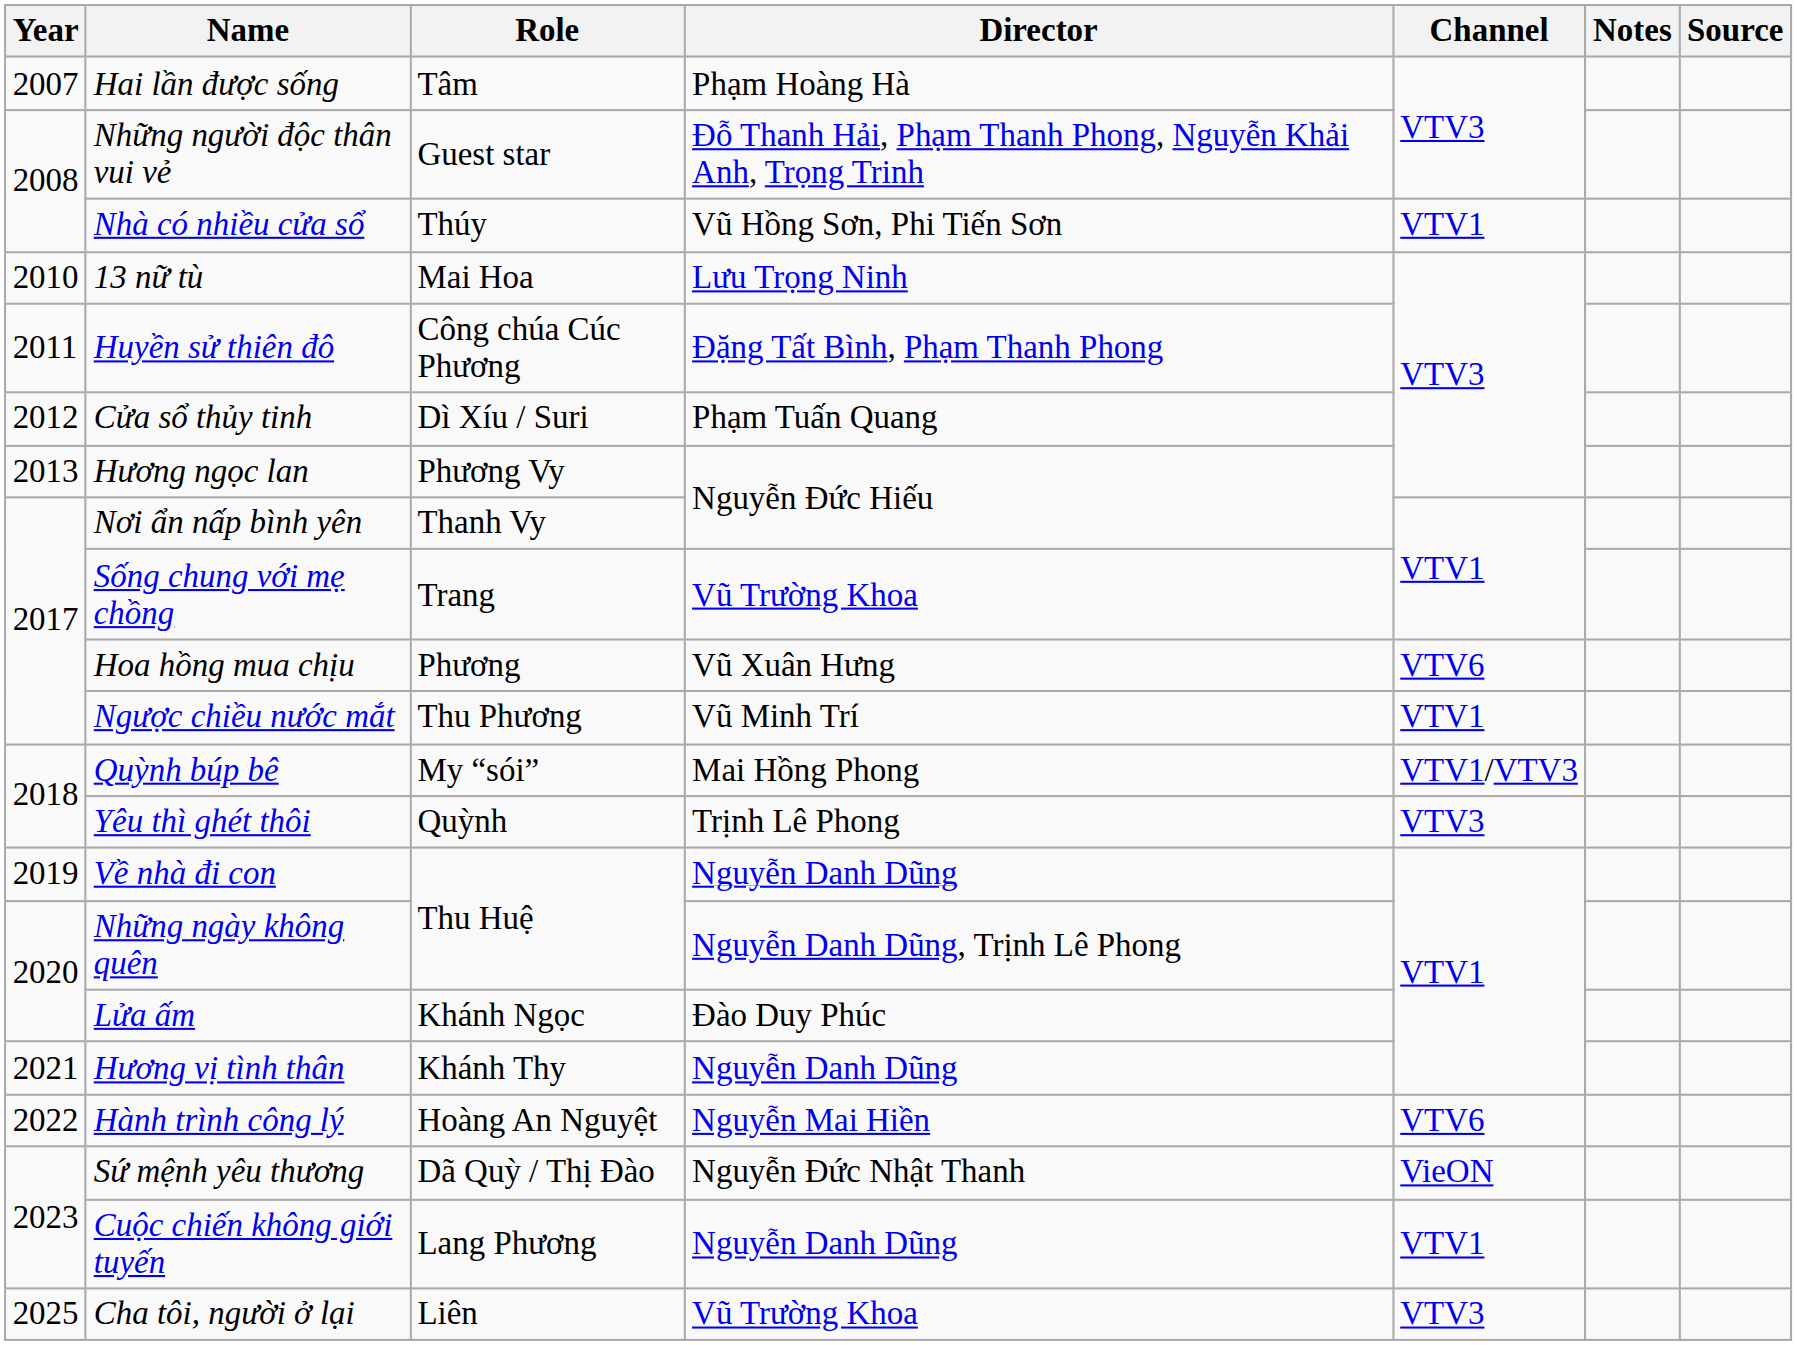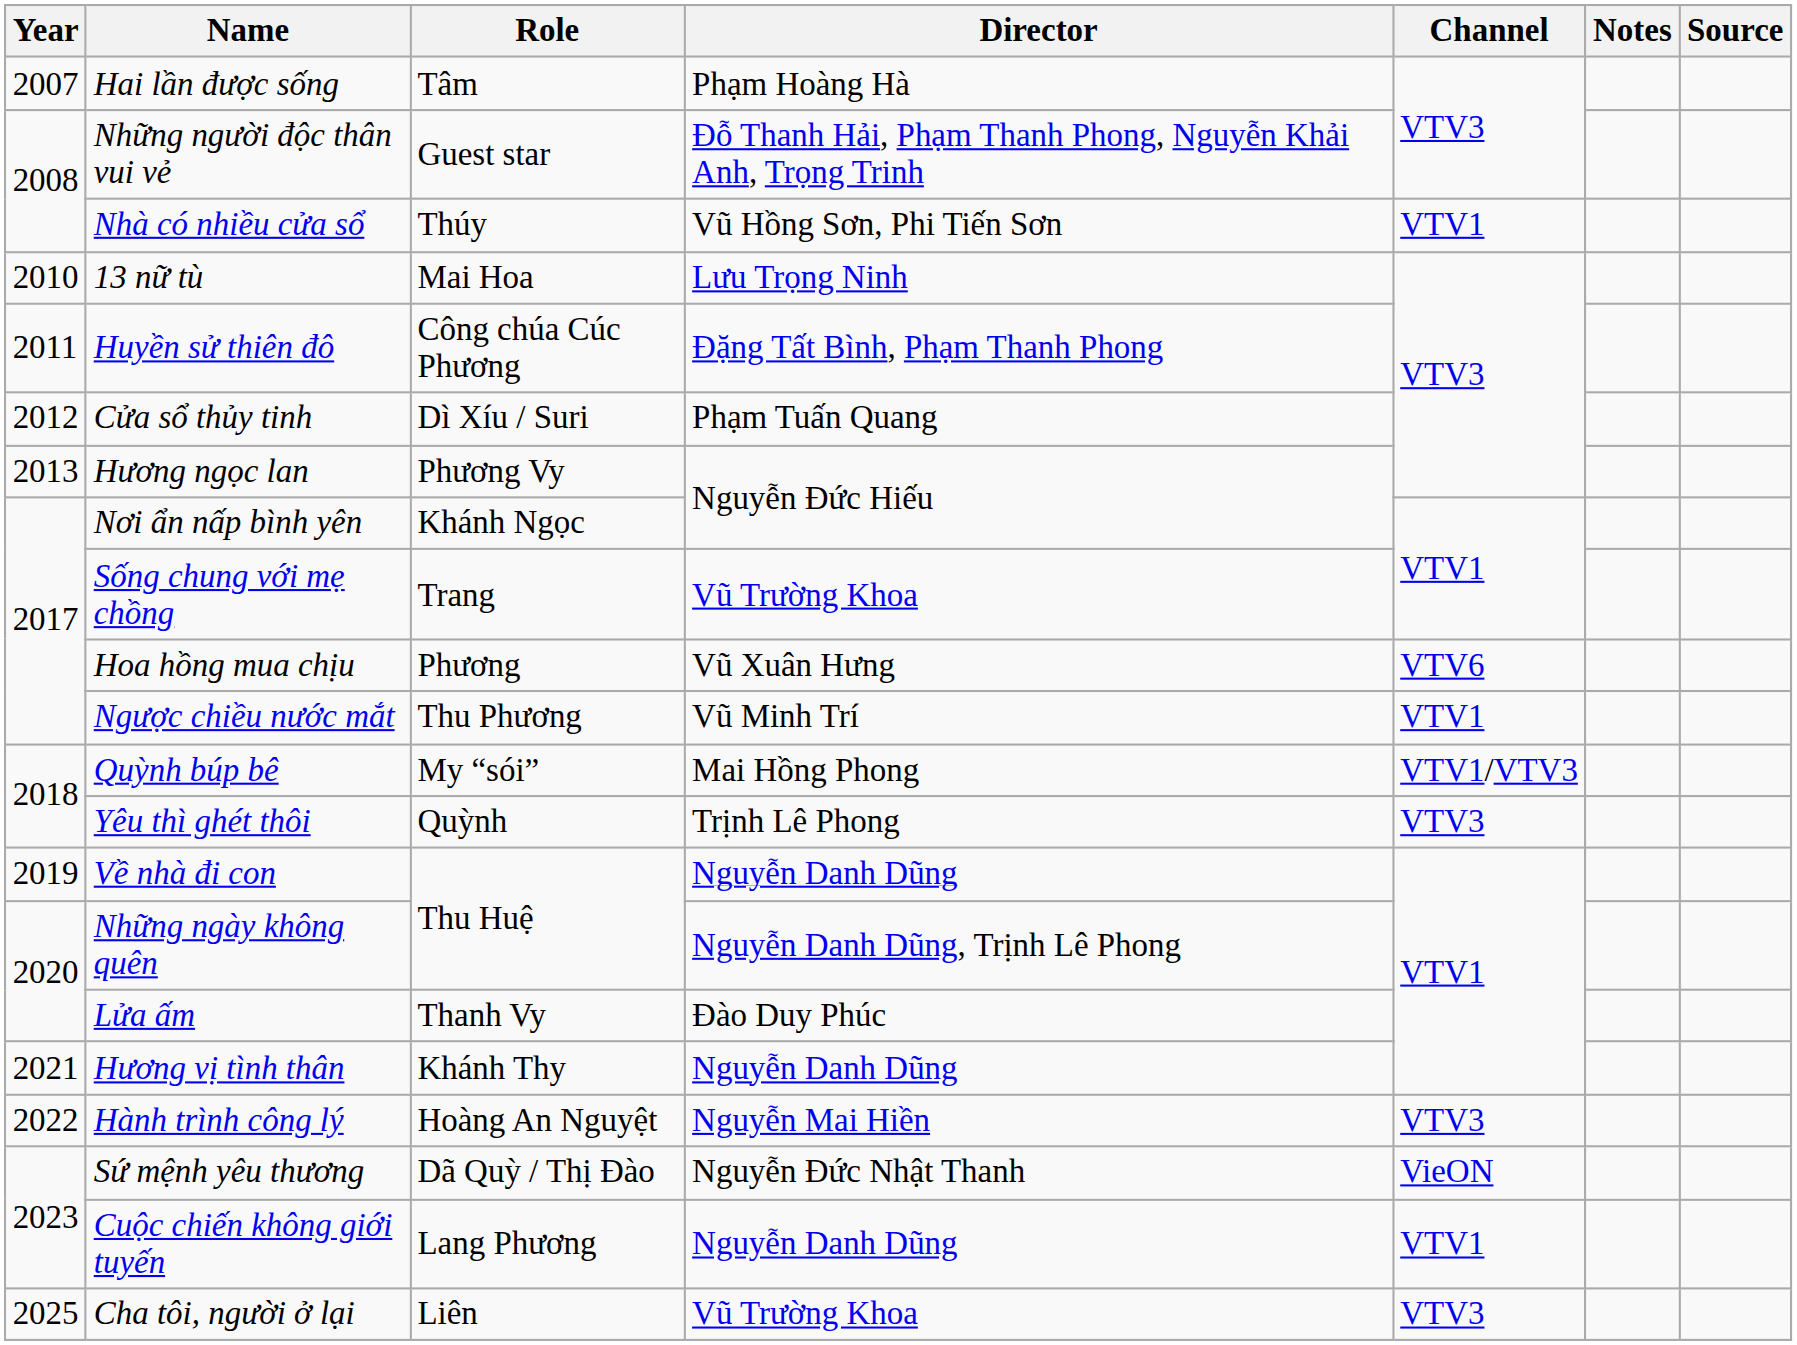(482, 522) Thanh Vy -> (501, 522) Khánh Ngọc
(501, 1015) Khánh Ngọc -> (482, 1015) Thanh Vy
(1442, 1119) VTV6 -> (1442, 1119) VTV3
